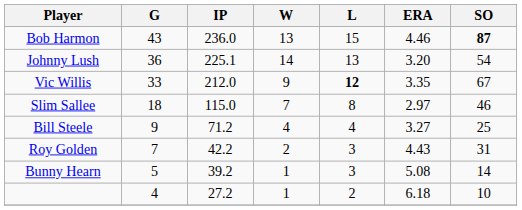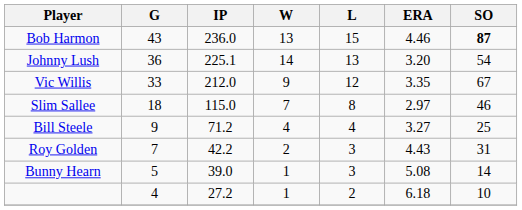(352, 82) bold -> (352, 82) normal
(220, 171) 39.2 -> (220, 171) 39.0
